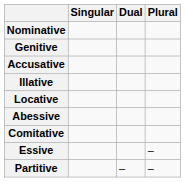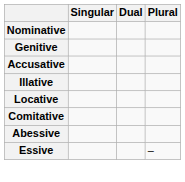rows swapped: (36, 133) <-> (36, 116)
- row: (36, 168)
